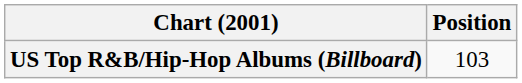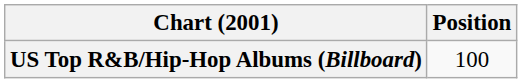(472, 58) 103 -> (472, 58) 100
